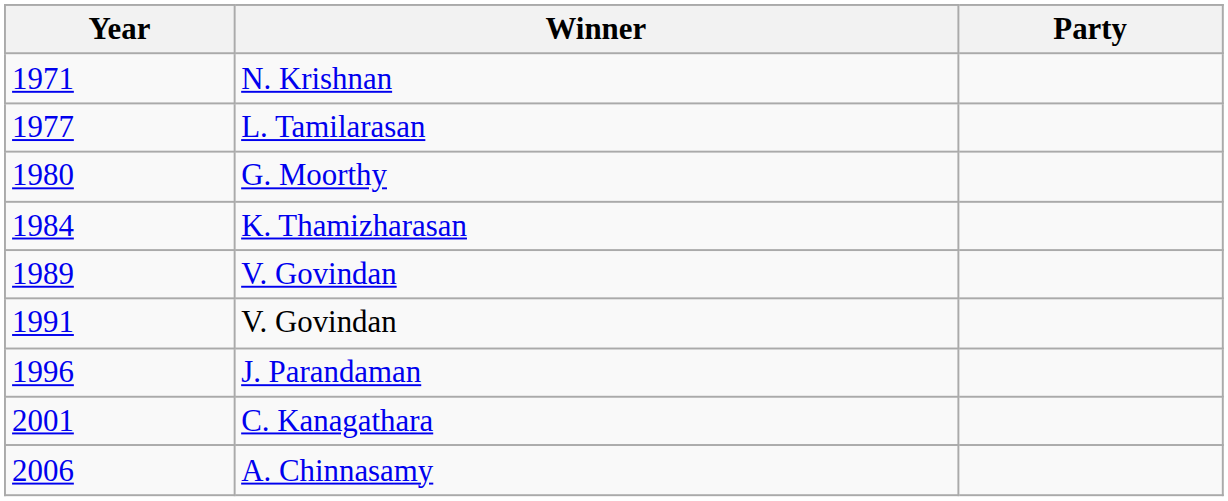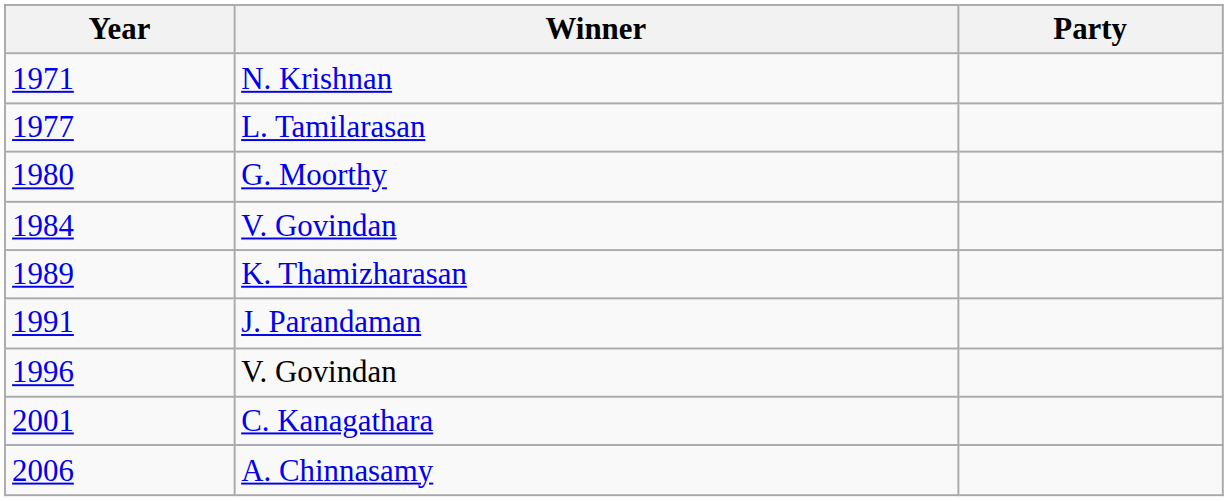(354, 224) K. Thamizharasan -> (319, 224) V. Govindan
(319, 273) V. Govindan -> (354, 273) K. Thamizharasan
(319, 322) V. Govindan -> (331, 322) J. Parandaman
(331, 371) J. Parandaman -> (319, 371) V. Govindan
